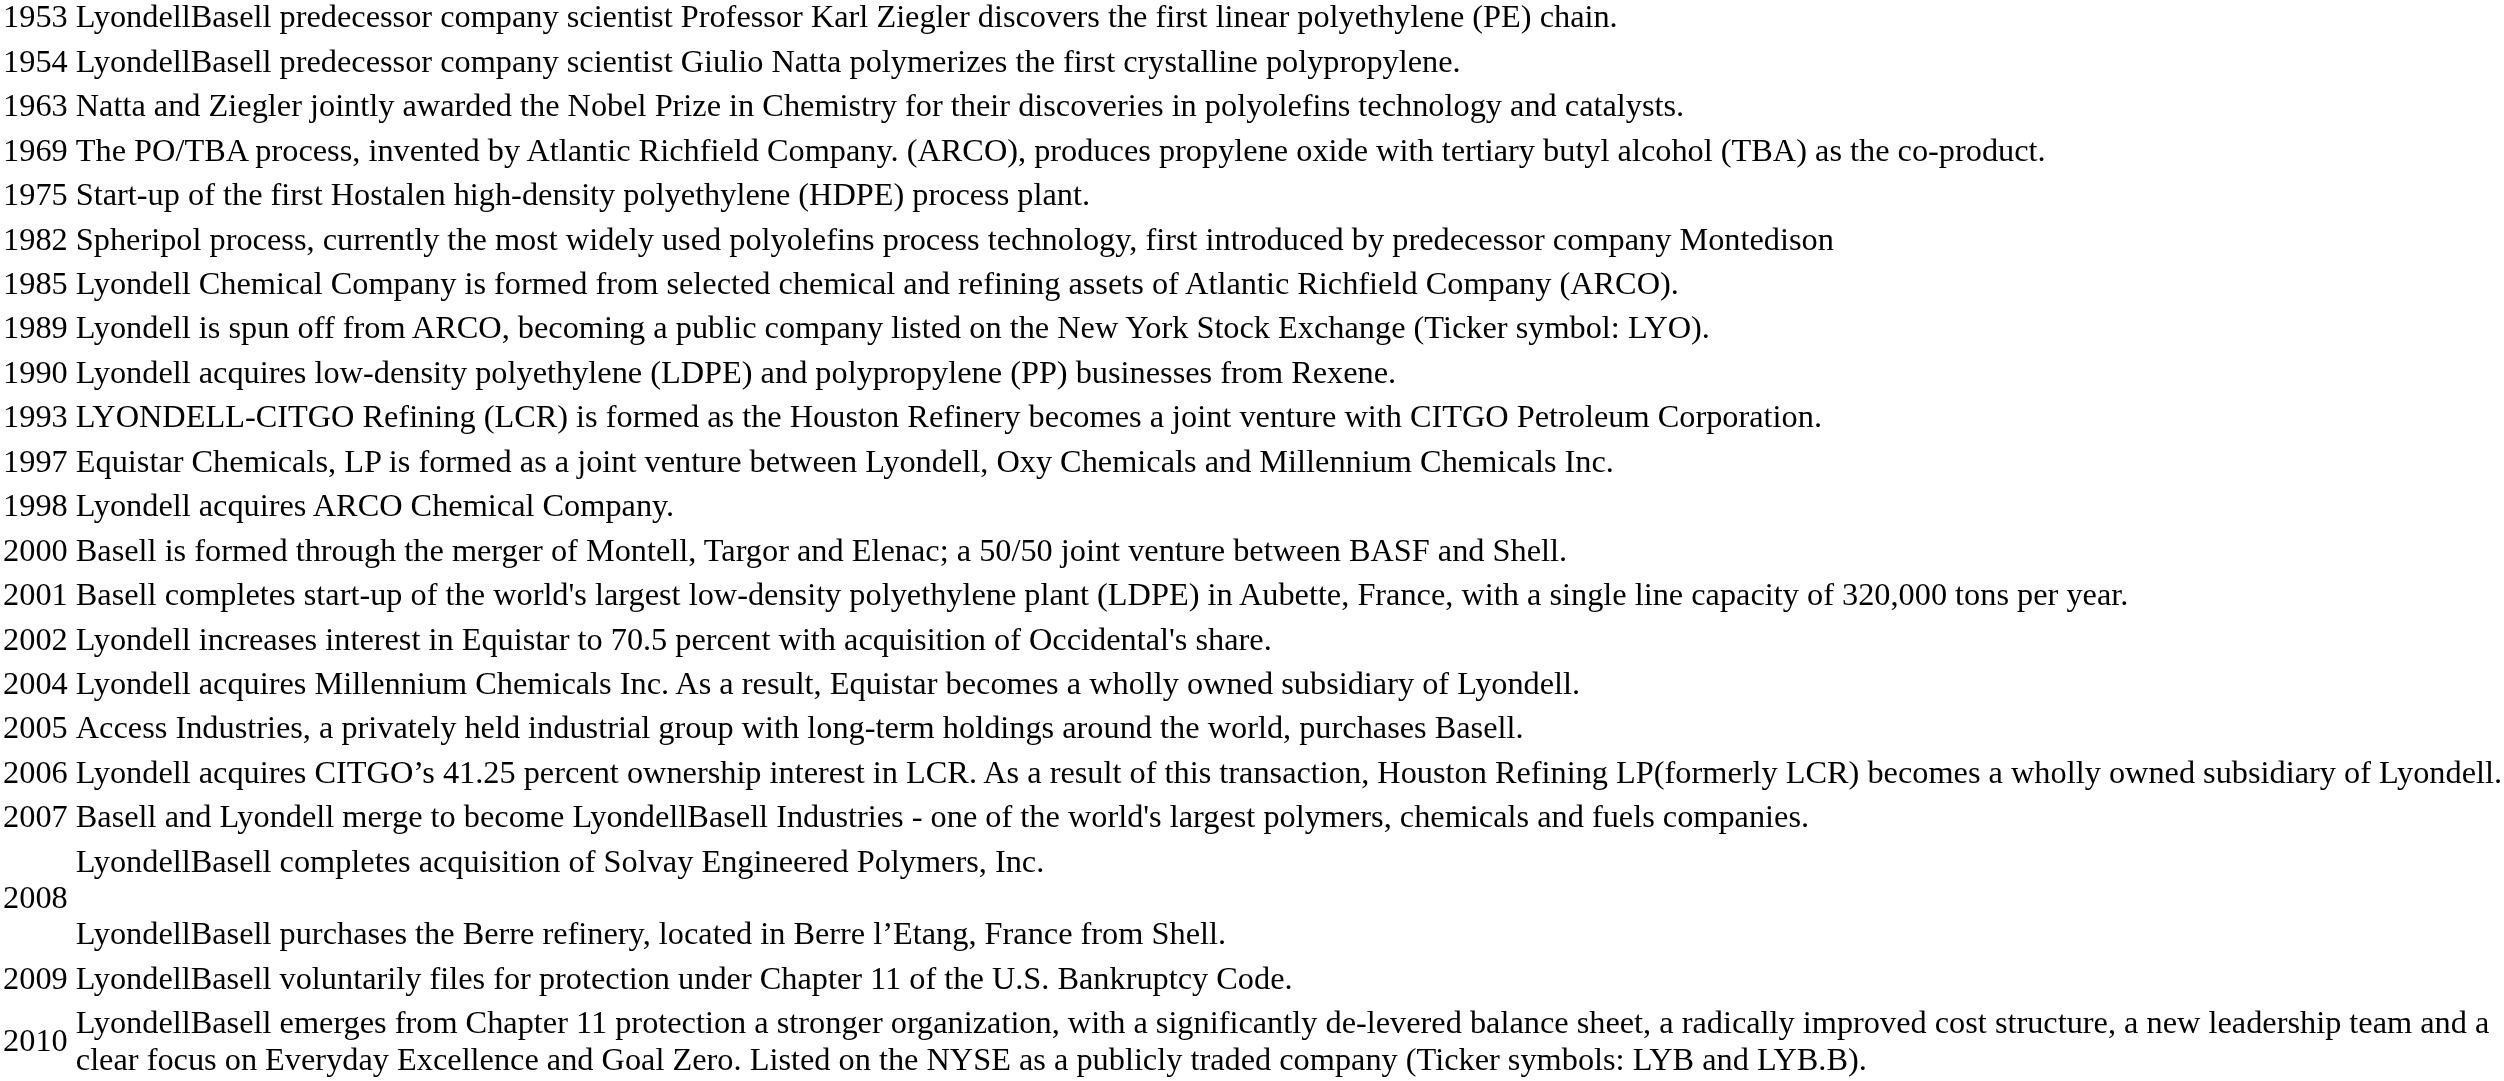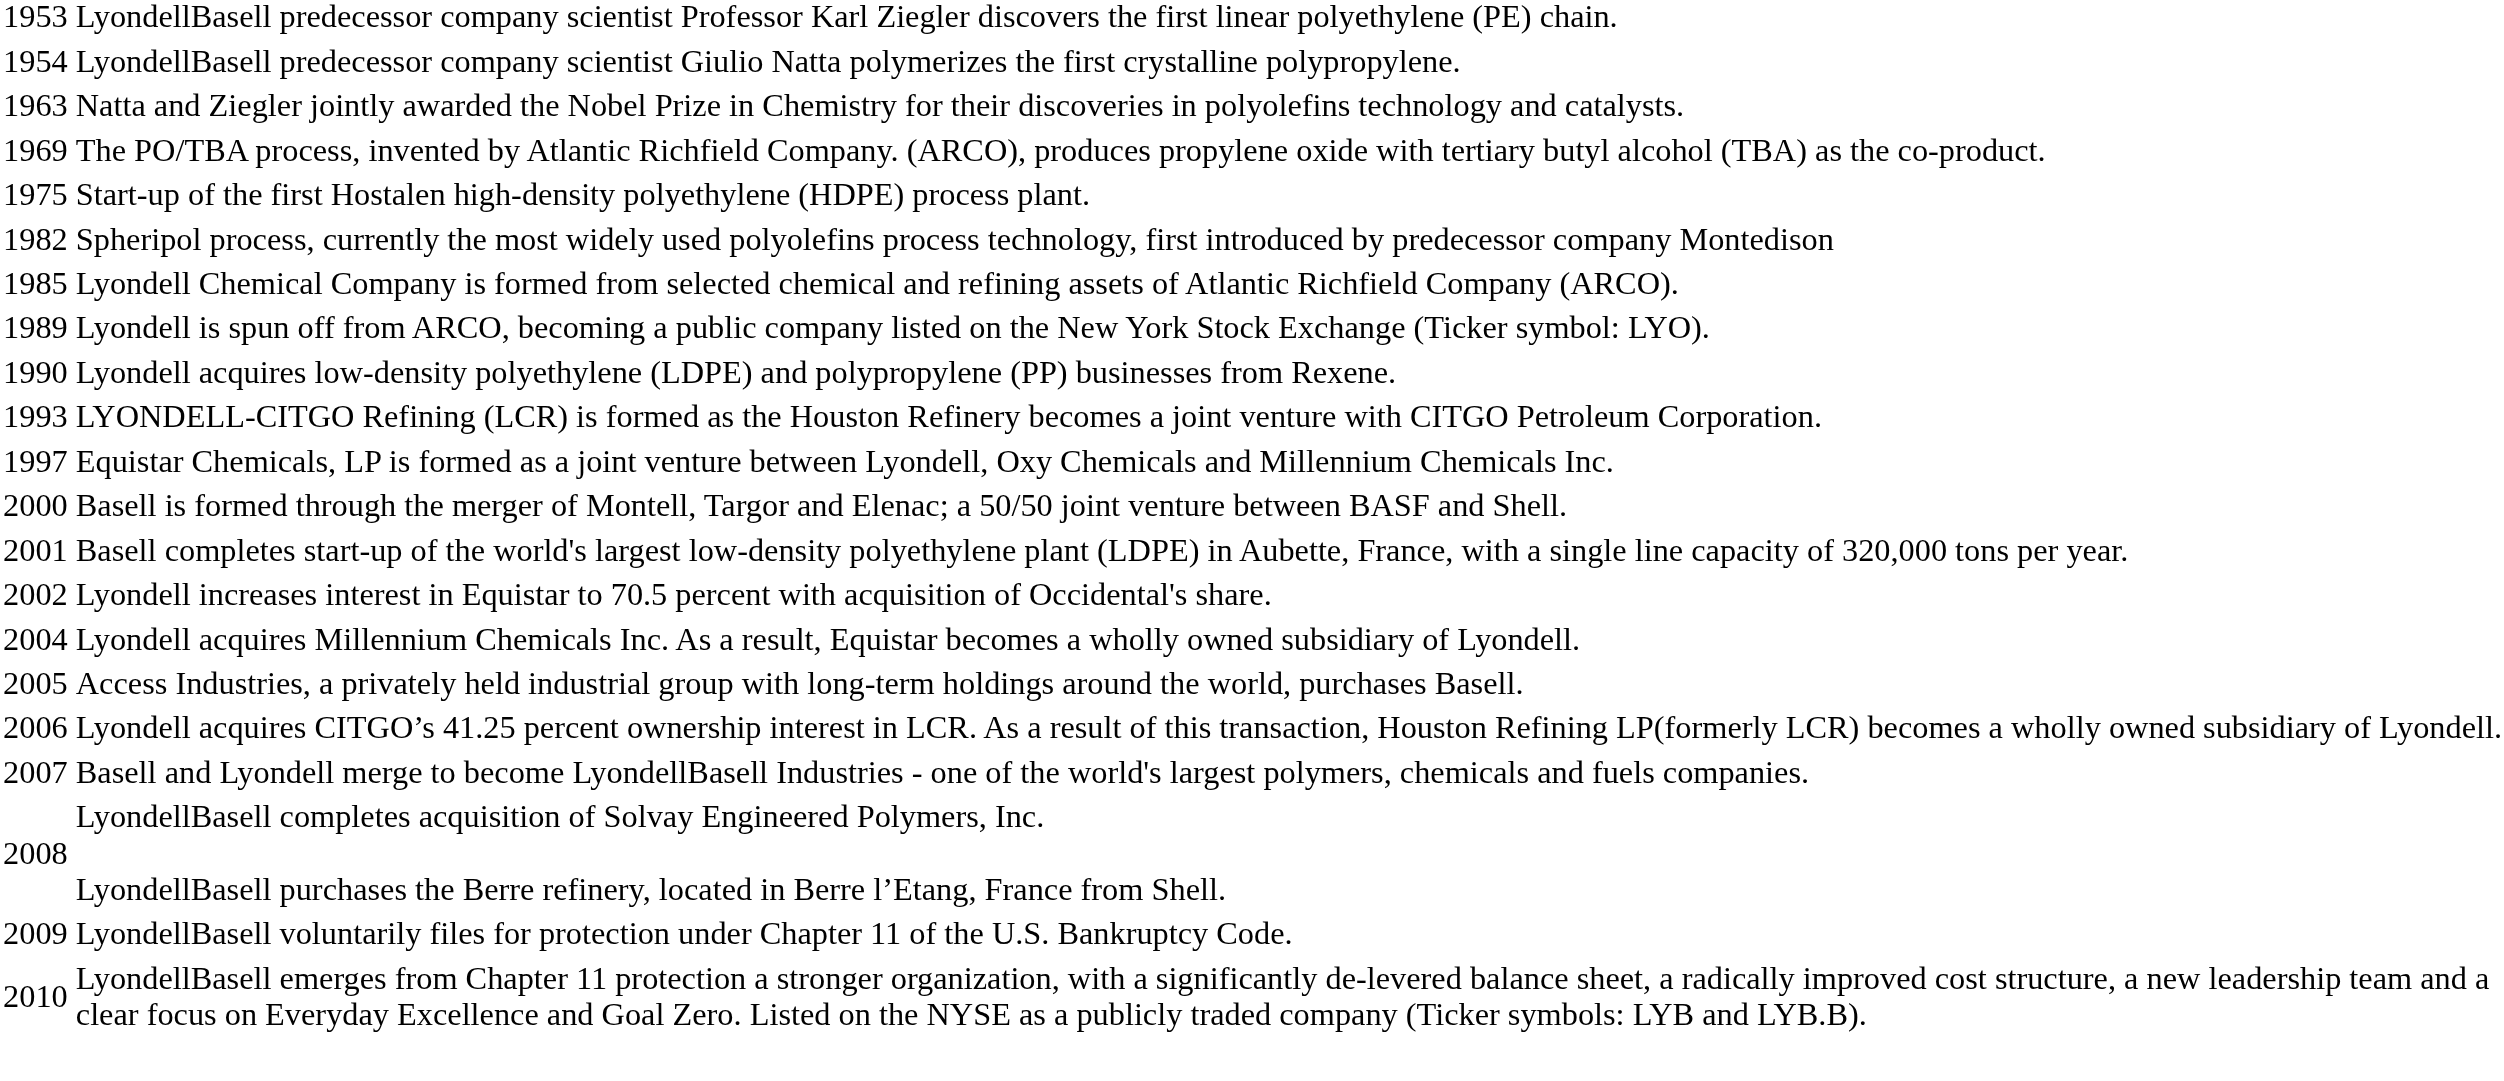- row: (375, 505)
